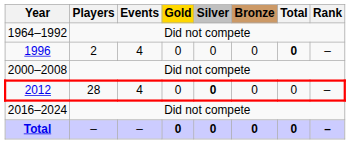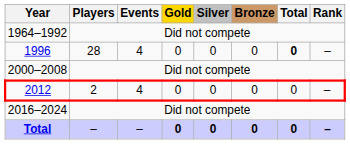(94, 51) 2 -> (94, 51) 28
(94, 90) 28 -> (94, 90) 2
(213, 90) bold -> (213, 90) normal
